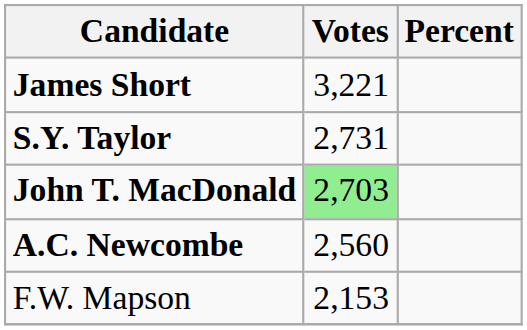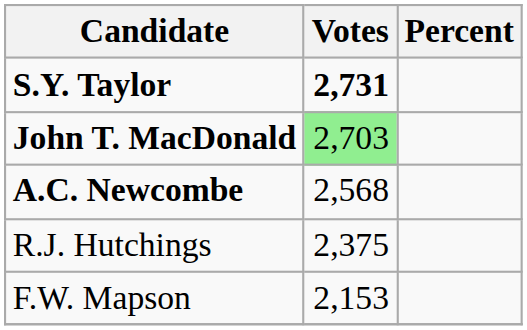- row: (102, 84)
(351, 137) normal -> (351, 84) bold
(351, 244) 2,560 -> (351, 191) 2,568
+ row: (112, 244)
